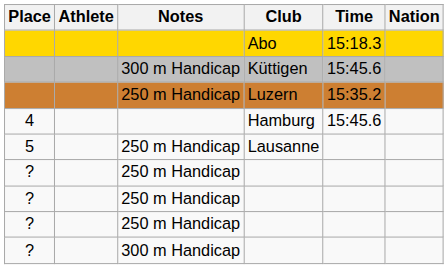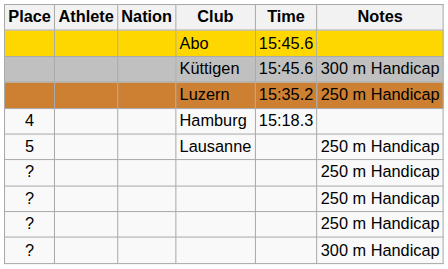columns swapped: (414, 17) <-> (181, 17)
(354, 43) 15:18.3 -> (286, 43) 15:45.6
(354, 120) 15:45.6 -> (286, 120) 15:18.3
